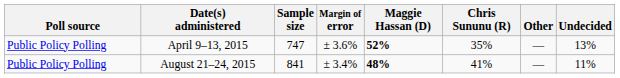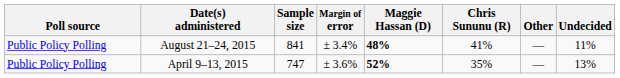rows swapped: (208, 63) <-> (208, 45)
